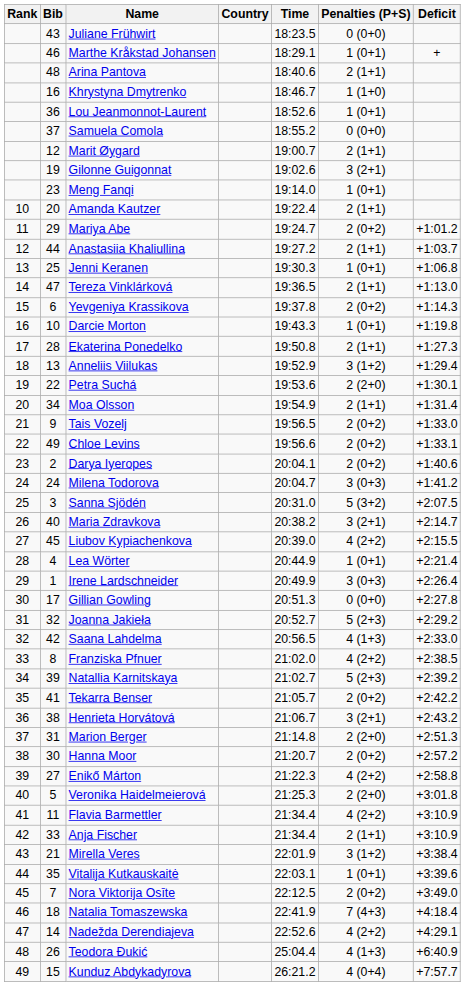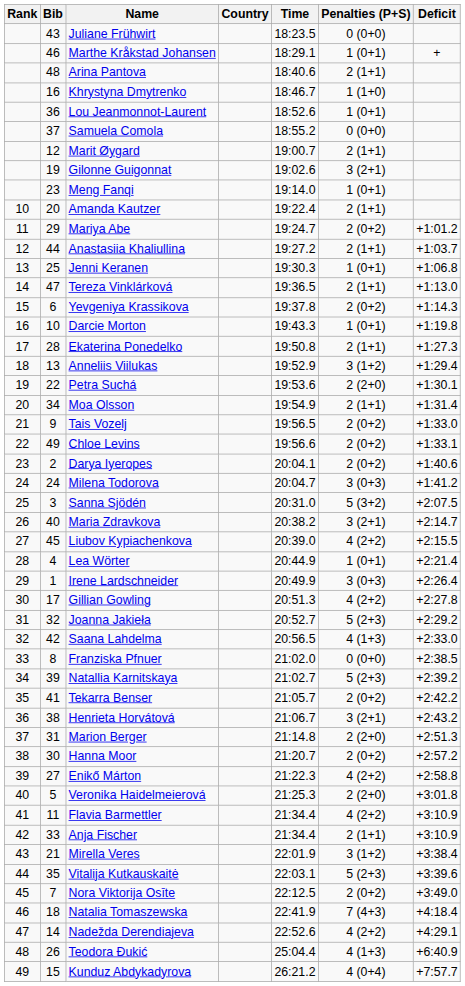(366, 600) 0 (0+0) -> (366, 600) 4 (2+2)
(366, 659) 4 (2+2) -> (366, 659) 0 (0+0)
(366, 873) 1 (0+1) -> (366, 873) 5 (2+3)
